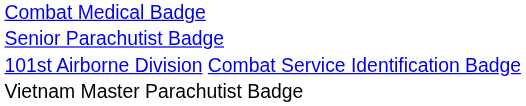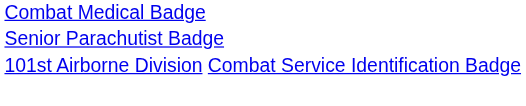- row: (154, 92)
